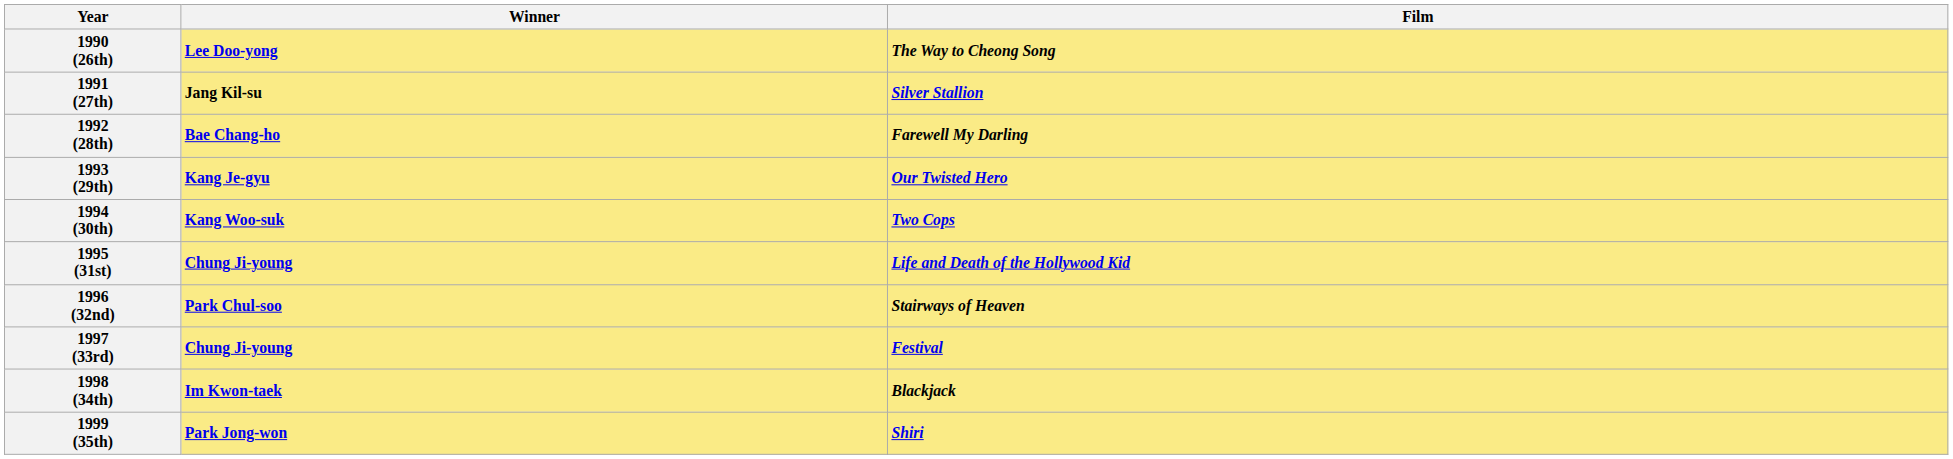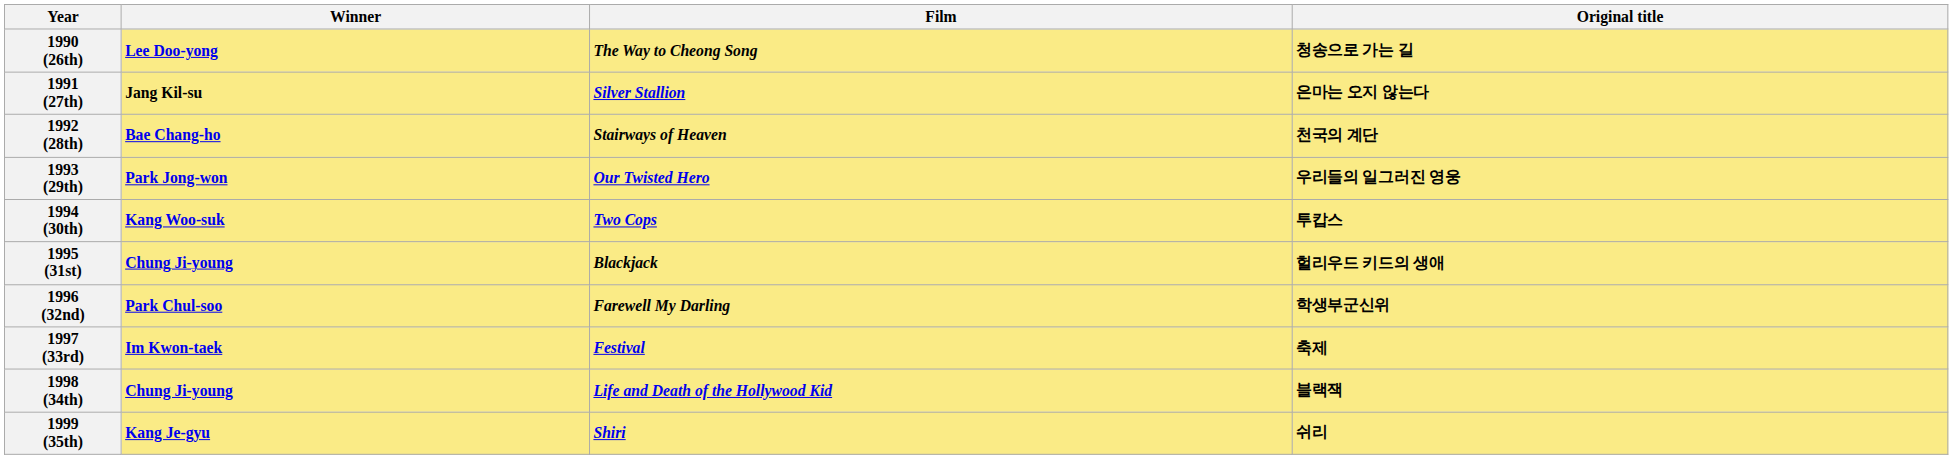+ column: (1620, 16)
(960, 135) Farewell My Darling -> (660, 135) Stairways of Heaven
(227, 178) Kang Je-gyu -> (176, 178) Park Jong-won
(1011, 263) Life and Death of the Hollywood Kid -> (626, 263) Blackjack
(958, 305) Stairways of Heaven -> (662, 305) Farewell My Darling
(239, 348) Chung Ji-young -> (174, 348) Im Kwon-taek
(233, 390) Im Kwon-taek -> (179, 390) Chung Ji-young
(924, 390) Blackjack -> (713, 390) Life and Death of the Hollywood Kid
(236, 433) Park Jong-won -> (168, 433) Kang Je-gyu
